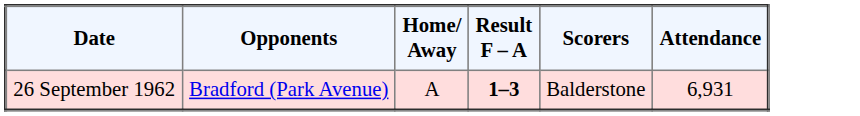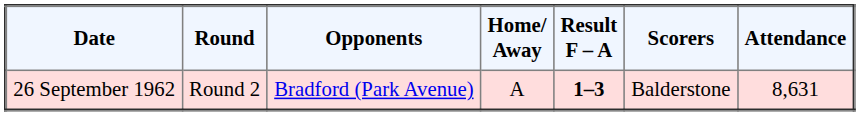+ column: (225, 38)
(710, 89) 6,931 -> (795, 89) 8,631
